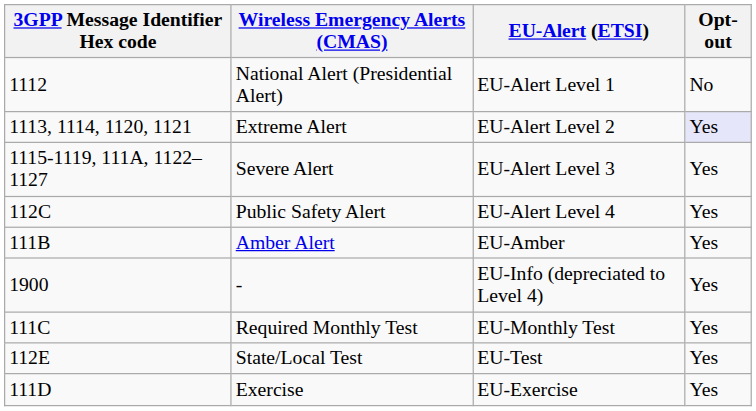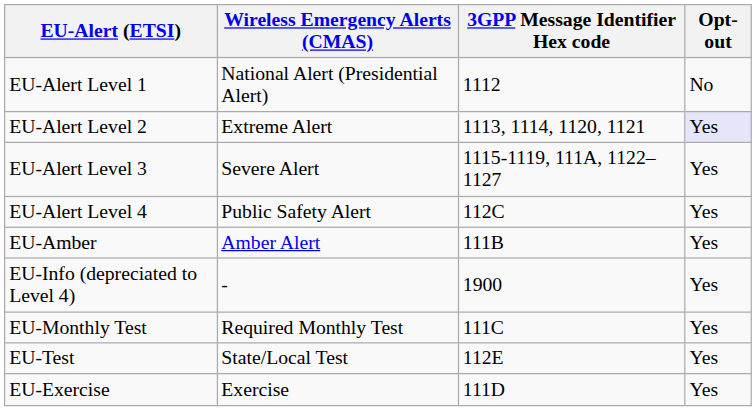columns swapped: (118, 31) <-> (579, 31)
